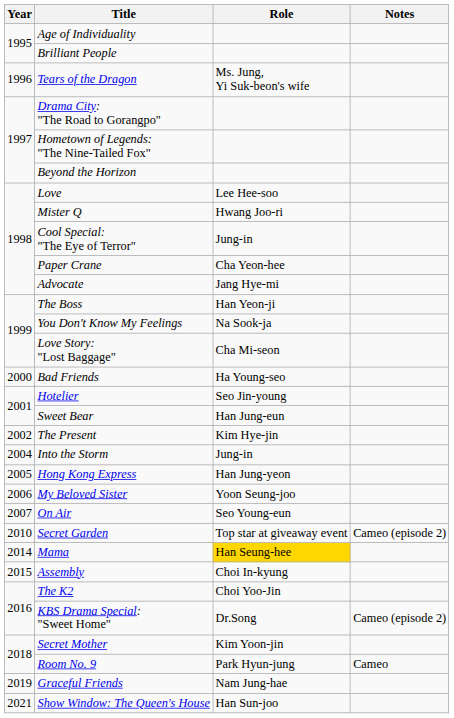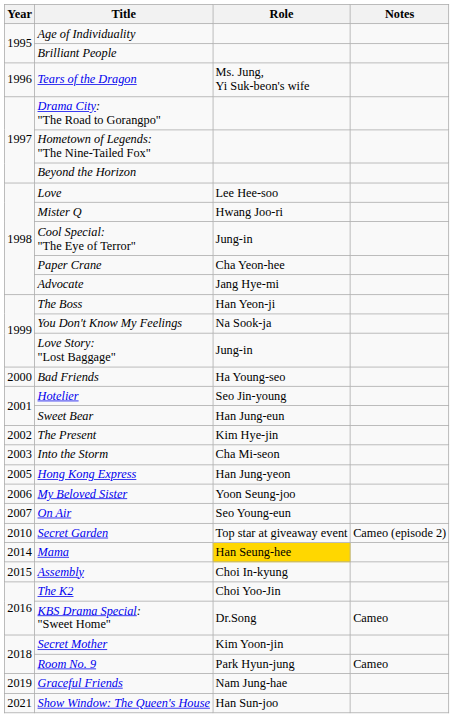(248, 350) Cha Mi-seon -> (234, 350) Jung-in
(20, 454) 2004 -> (20, 454) 2003
(234, 454) Jung-in -> (248, 454) Cha Mi-seon
(400, 618) Cameo (episode 2) -> (371, 618) Cameo
